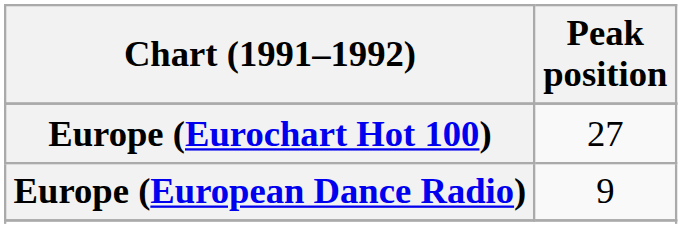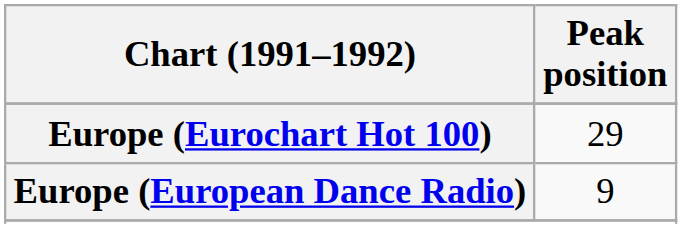(605, 132) 27 -> (605, 132) 29
